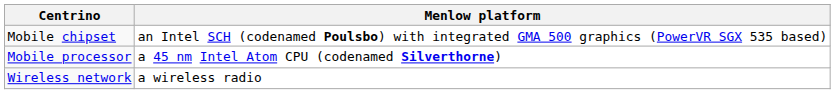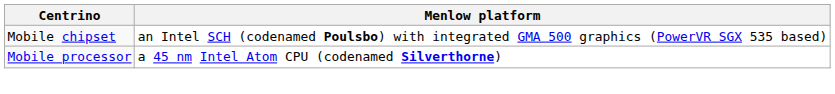- row: (70, 78)
